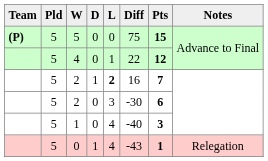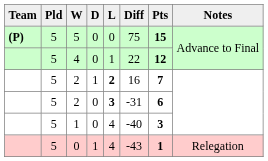(112, 102) normal -> (112, 102) bold
(134, 102) -30 -> (134, 102) -31
